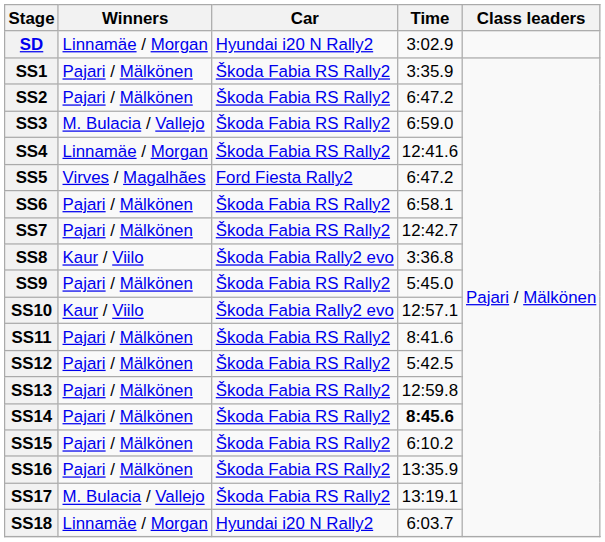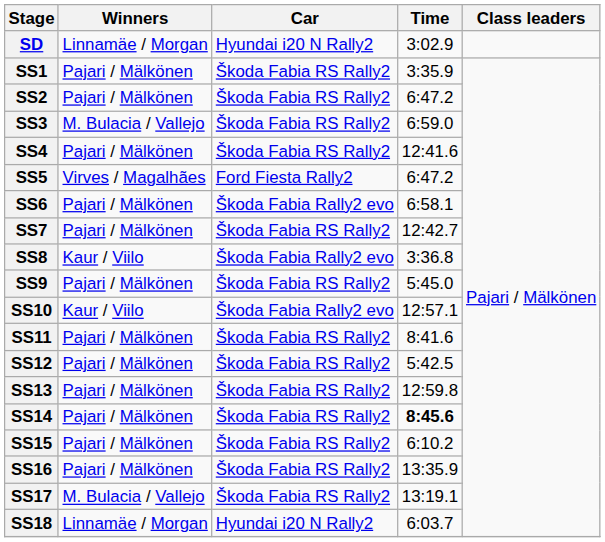(135, 150) Linnamäe / Morgan -> (128, 150) Pajari / Mälkönen
(303, 204) Škoda Fabia RS Rally2 -> (305, 204) Škoda Fabia Rally2 evo
